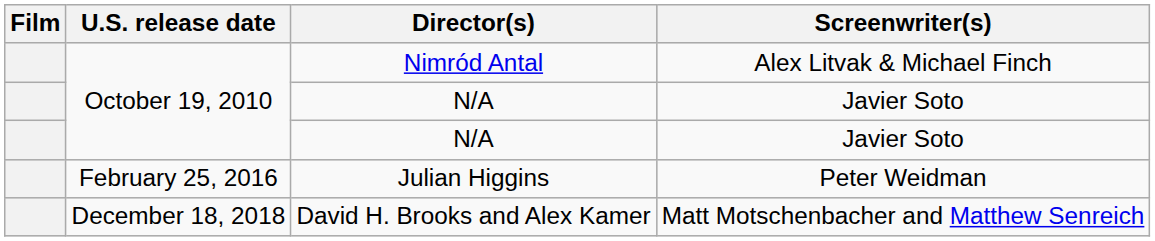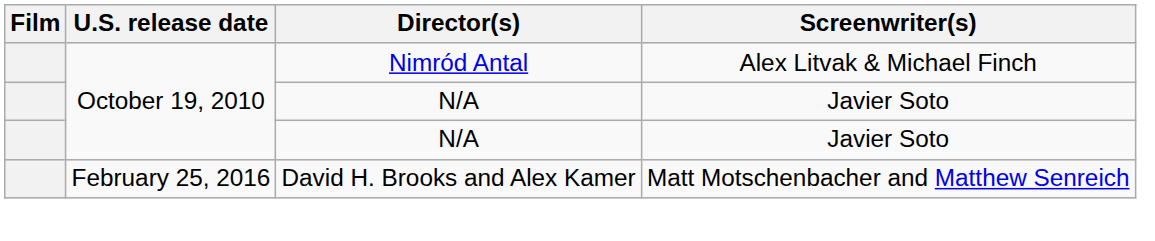- row: (473, 178)
(178, 216) December 18, 2018 -> (171, 178) February 25, 2016
